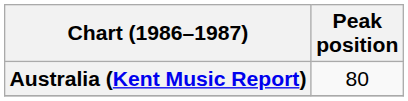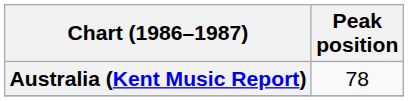(357, 78) 80 -> (357, 78) 78
